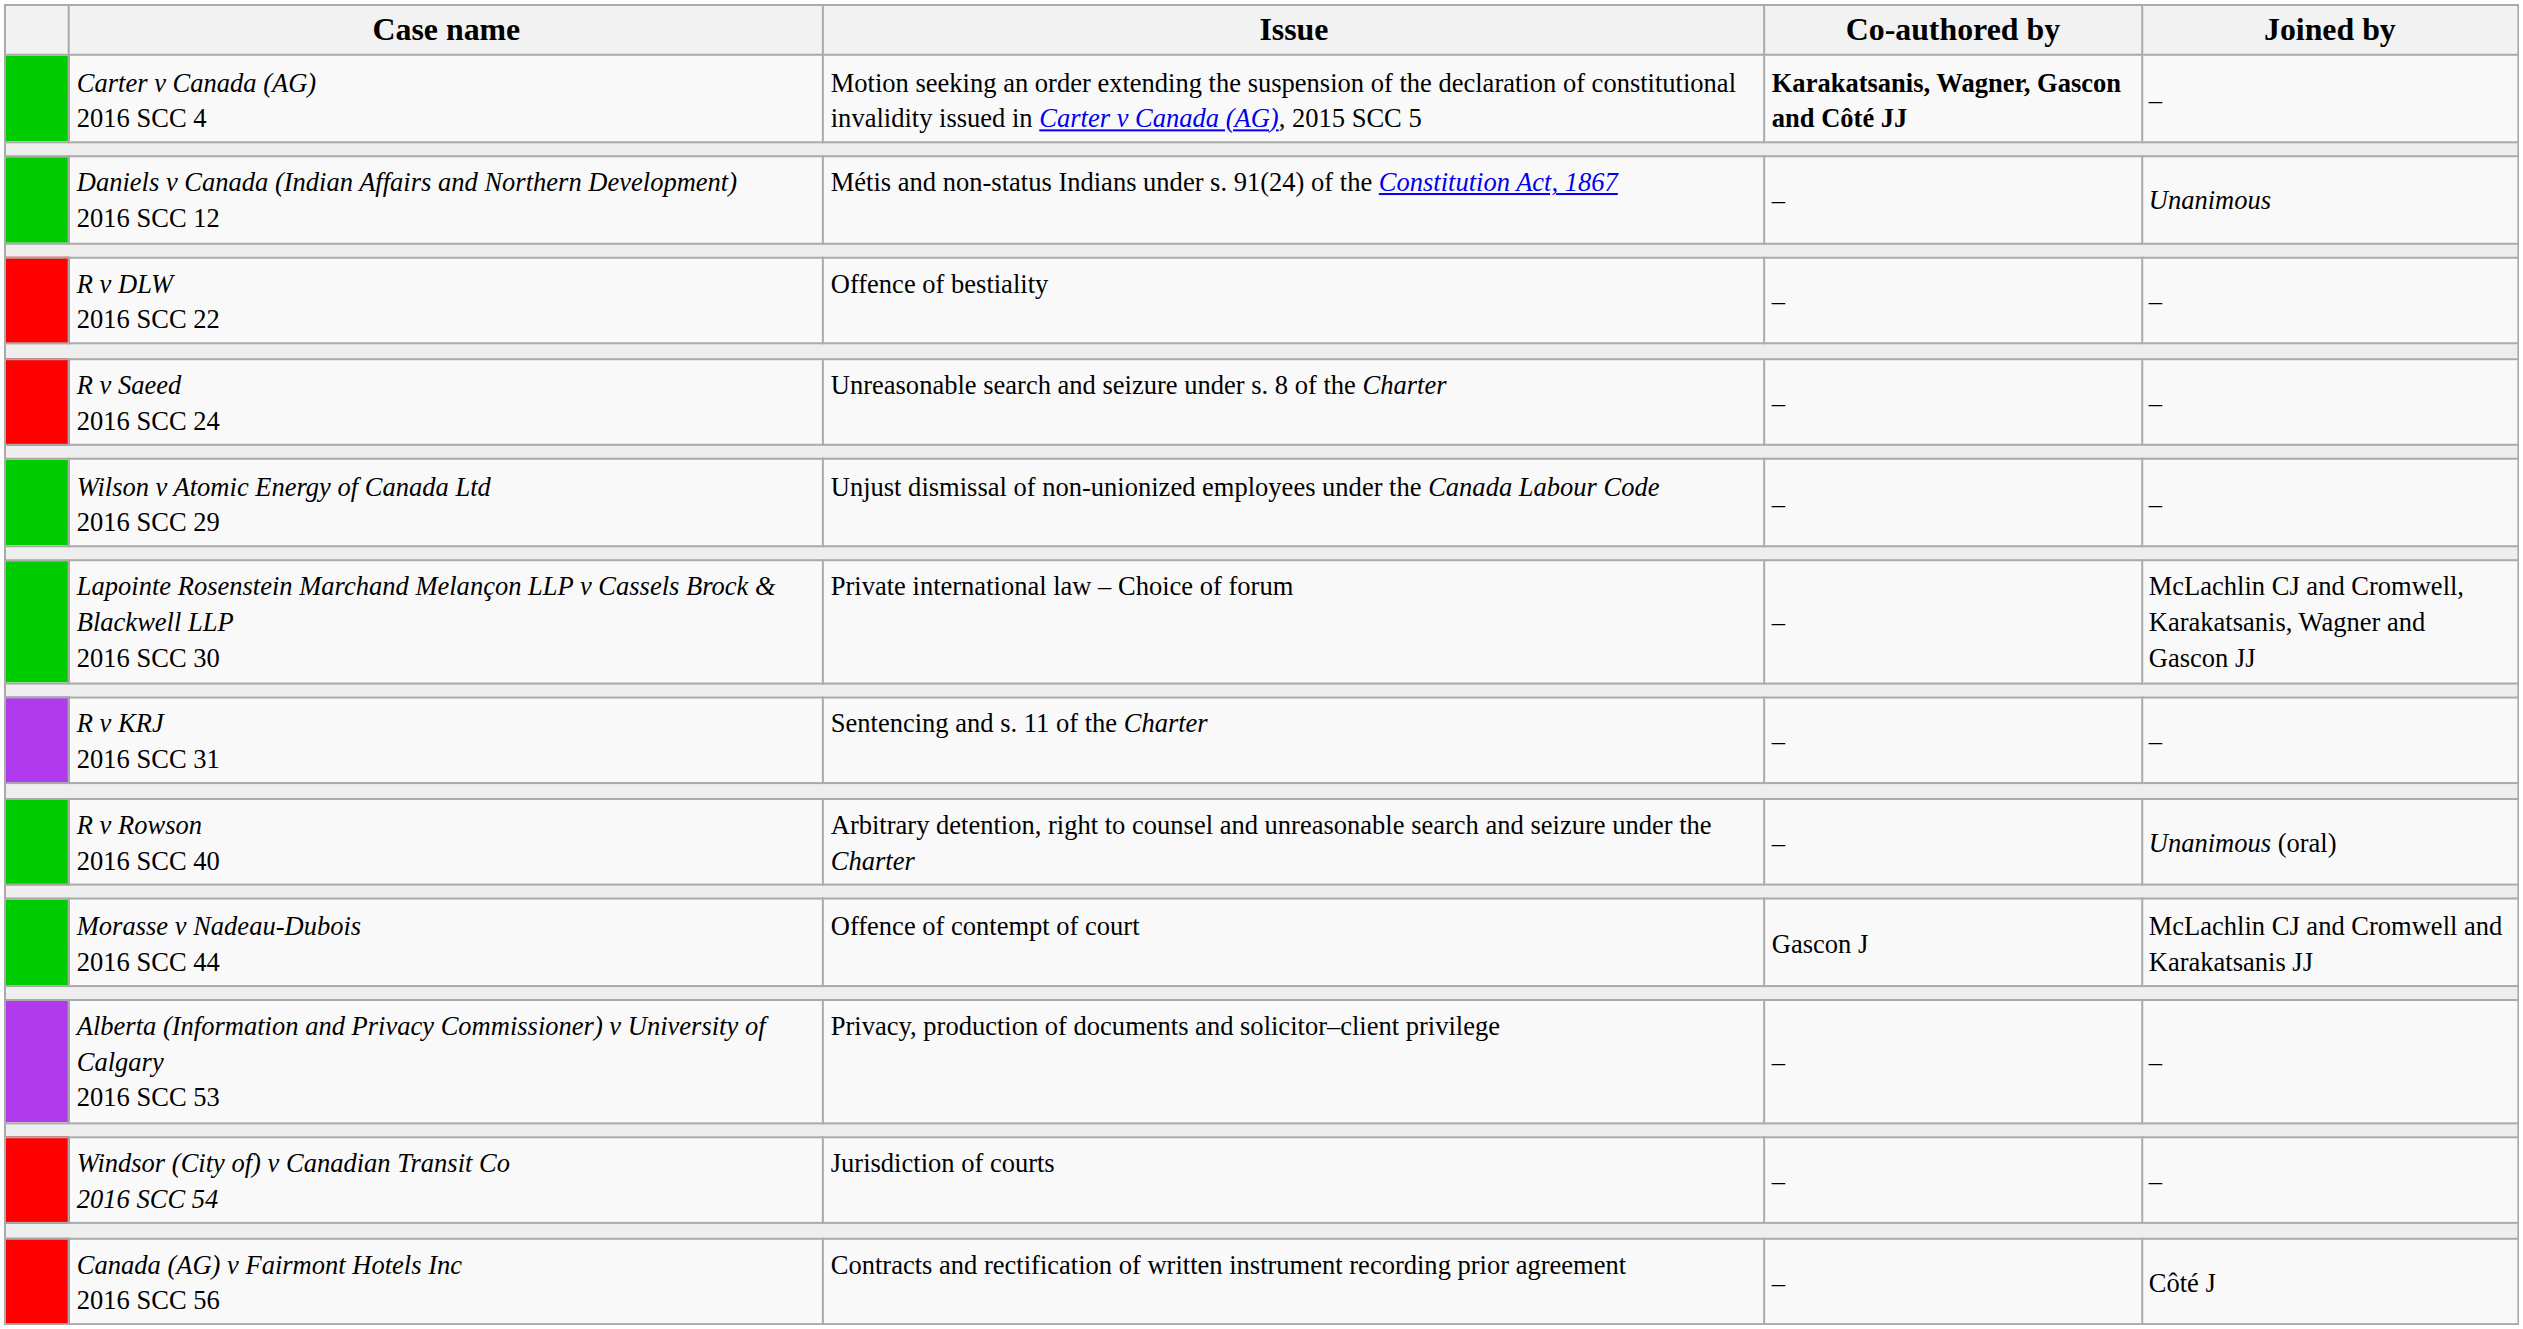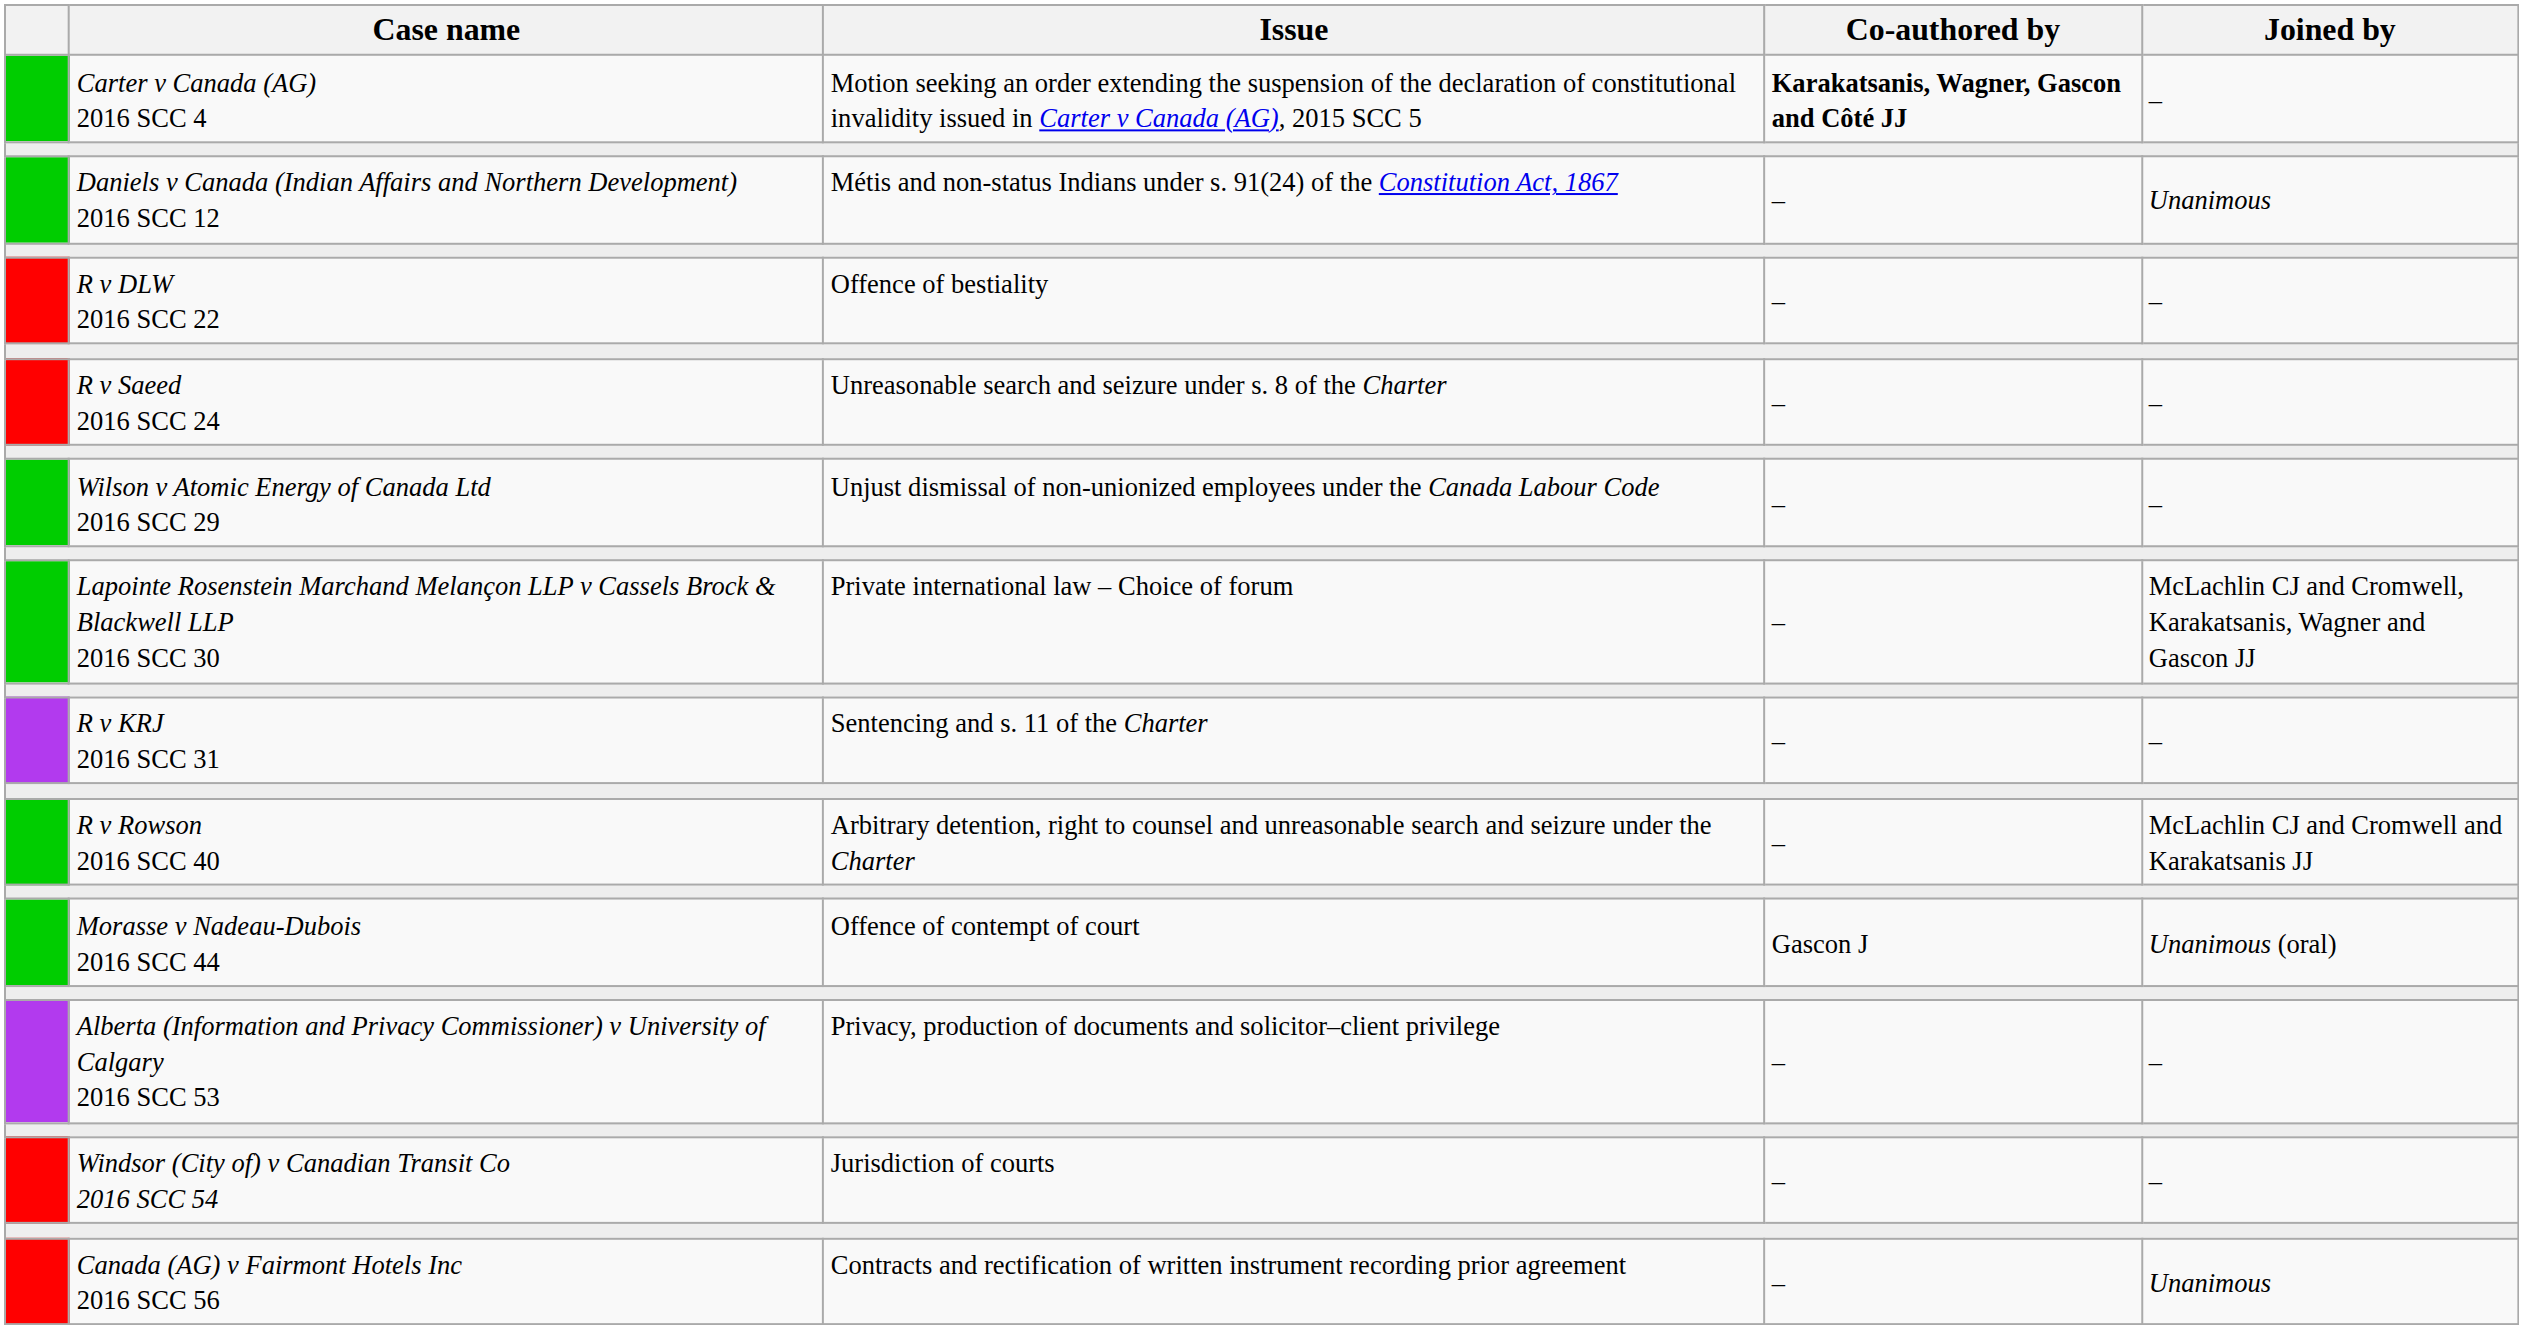(2243, 842) Unanimous (oral) -> (2326, 842) McLachlin CJ and Cromwell and Karakatsanis JJ
(2326, 943) McLachlin CJ and Cromwell and Karakatsanis JJ -> (2243, 943) Unanimous (oral)
(2182, 1282) Côté J -> (2210, 1282) Unanimous
